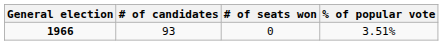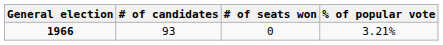(379, 31) 3.51% -> (379, 31) 3.21%
